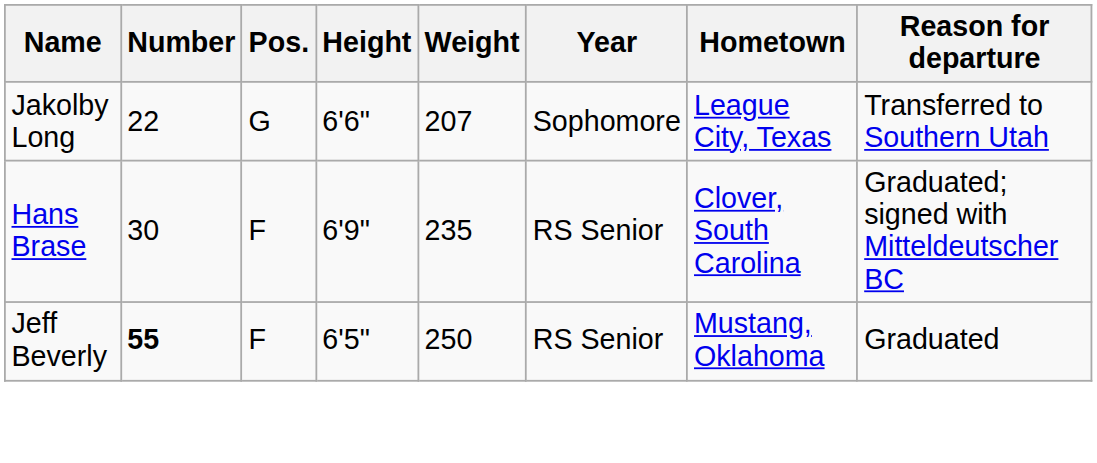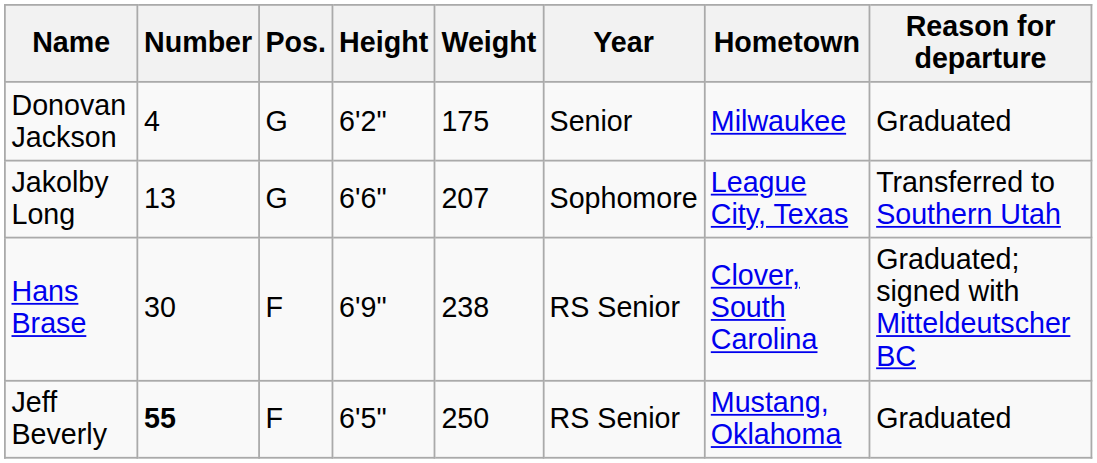+ row: (69, 120)
(143, 120) 22 -> (160, 198) 13
(449, 230) 235 -> (465, 308) 238
